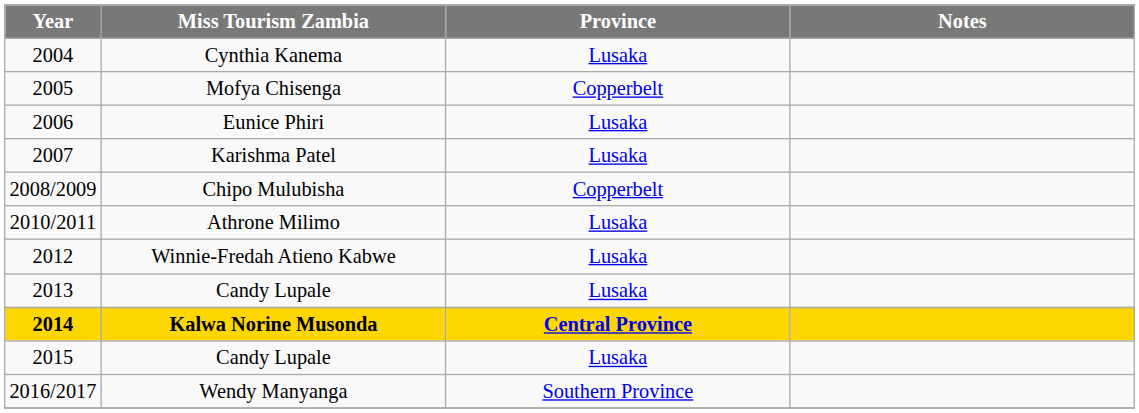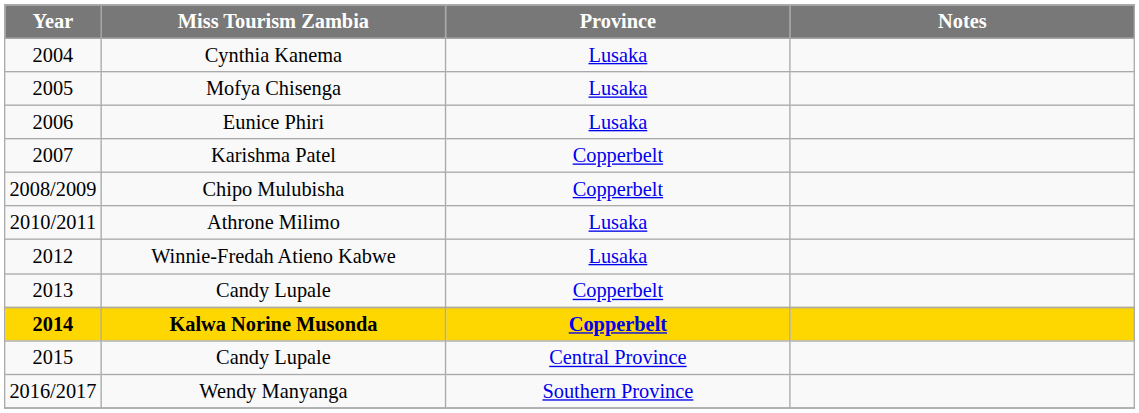(618, 88) Copperbelt -> (618, 88) Lusaka
(618, 155) Lusaka -> (618, 155) Copperbelt
(618, 290) Lusaka -> (618, 290) Copperbelt
(618, 323) Central Province -> (618, 323) Copperbelt
(618, 357) Lusaka -> (618, 357) Central Province
